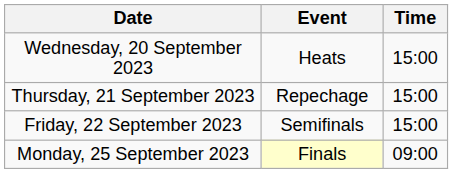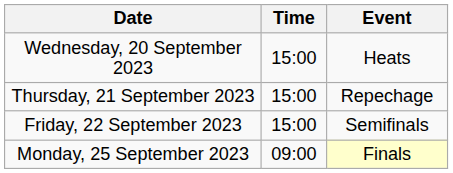columns swapped: (415, 18) <-> (322, 18)
